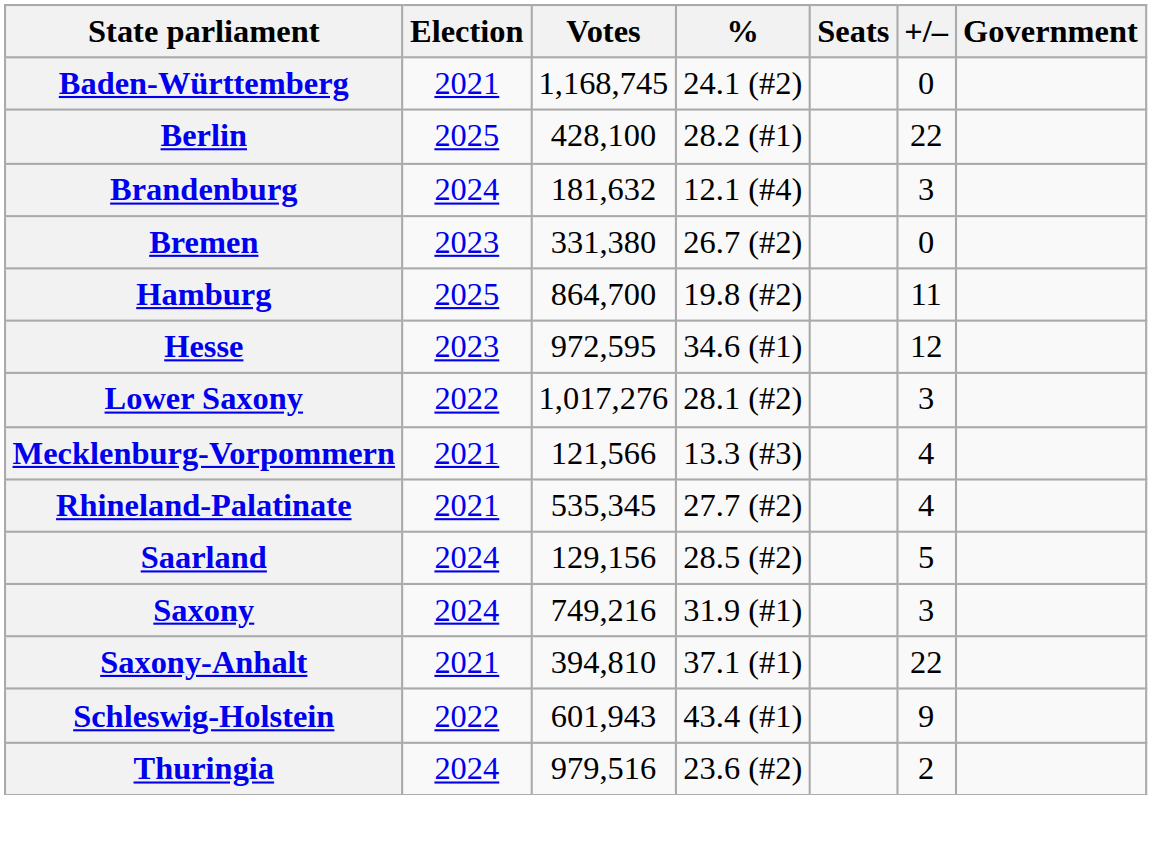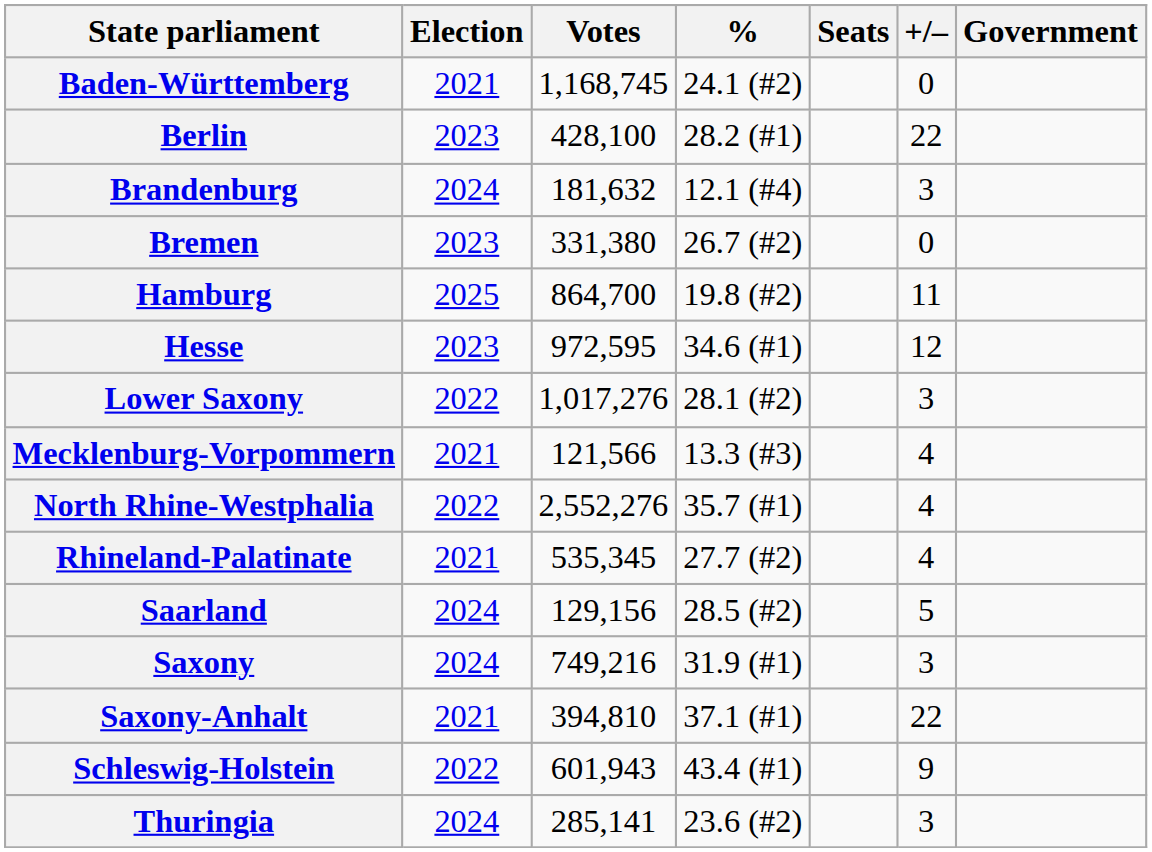(467, 135) 2025 -> (467, 135) 2023
+ row: (204, 504)
(603, 767) 979,516 -> (603, 819) 285,141
(926, 767) 2 -> (926, 819) 3
